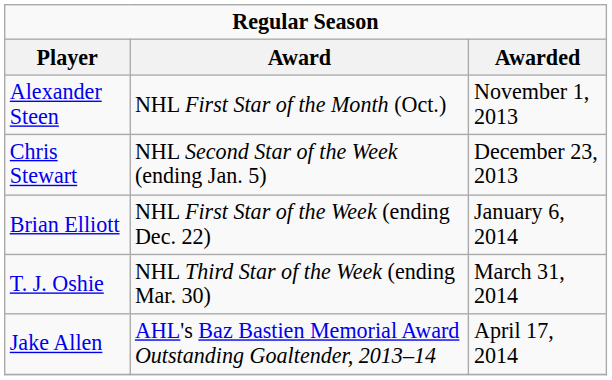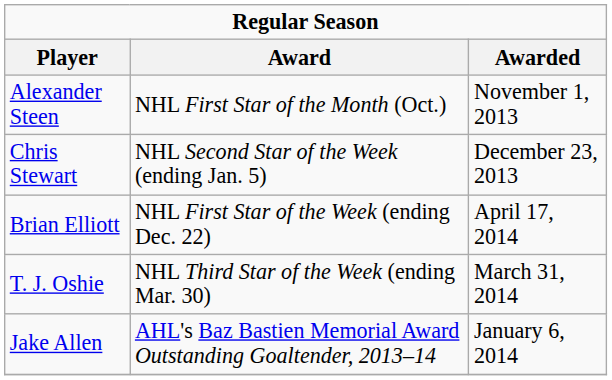(519, 224) January 6, 2014 -> (514, 224) April 17, 2014
(514, 343) April 17, 2014 -> (519, 343) January 6, 2014
